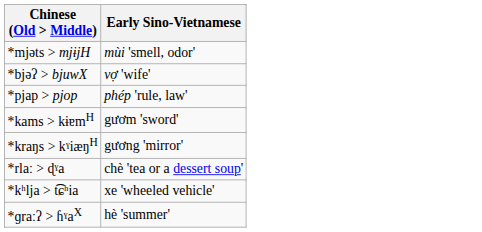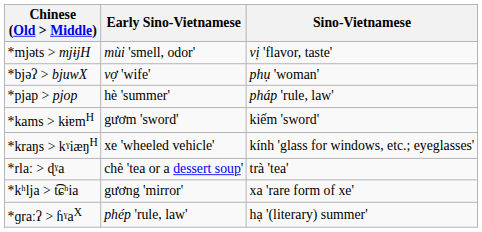+ column: (362, 23)
(146, 96) phép 'rule, law' -> (137, 96) hè 'summer'
(144, 145) gương 'mirror' -> (159, 145) xe 'wheeled vehicle'
(159, 191) xe 'wheeled vehicle' -> (144, 191) gương 'mirror'
(137, 214) hè 'summer' -> (146, 214) phép 'rule, law'
